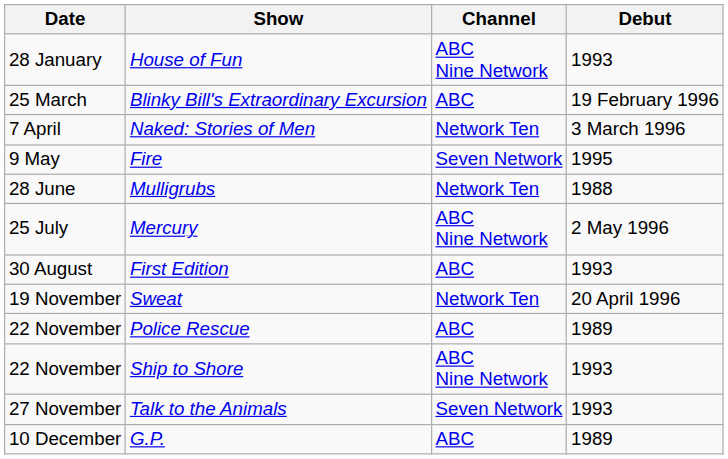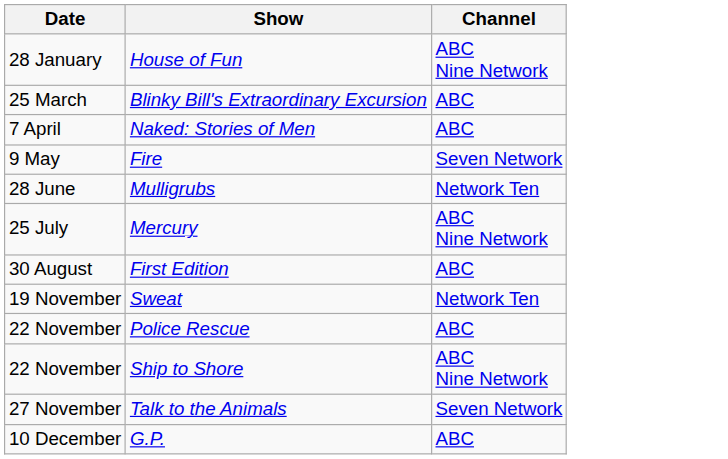- column: (645, 19)
(487, 129) Network Ten -> (455, 129) ABC
